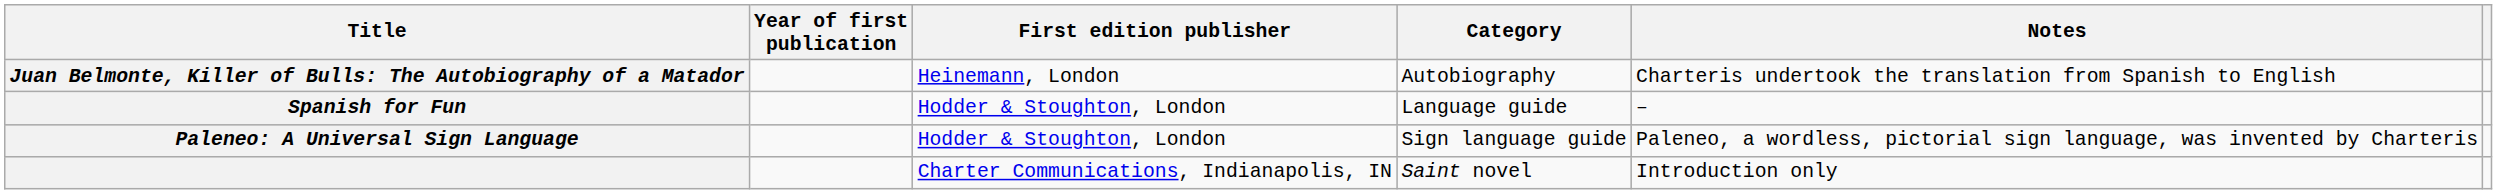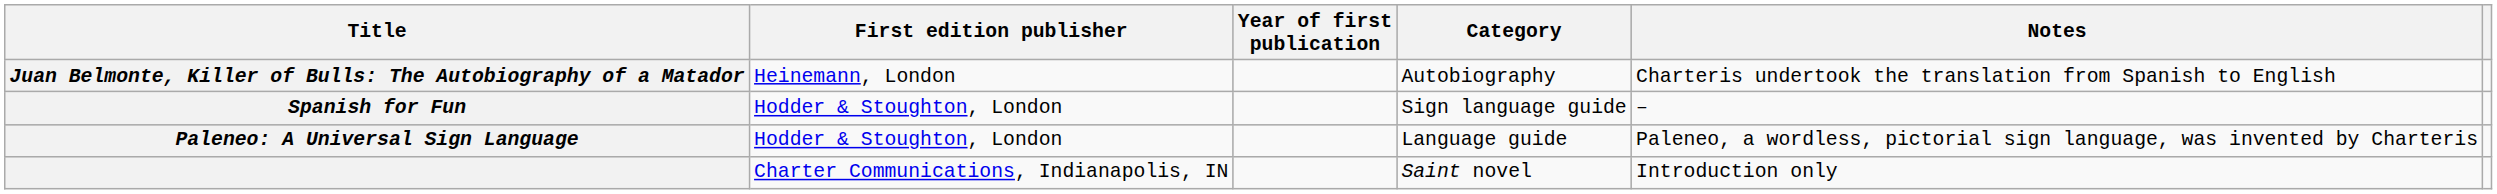columns swapped: (831, 32) <-> (1155, 32)
(1484, 108) Language guide -> (1514, 108) Sign language guide
(1514, 140) Sign language guide -> (1484, 140) Language guide
